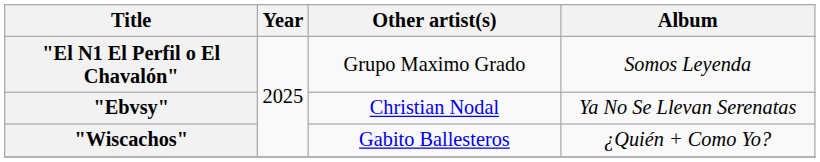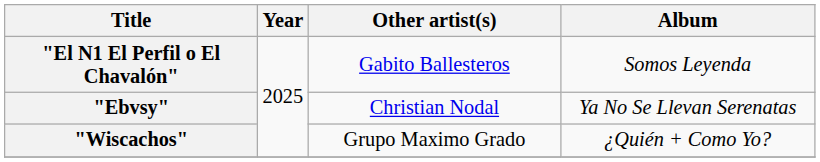(434, 64) Grupo Maximo Grado -> (434, 64) Gabito Ballesteros
(434, 140) Gabito Ballesteros -> (434, 140) Grupo Maximo Grado
